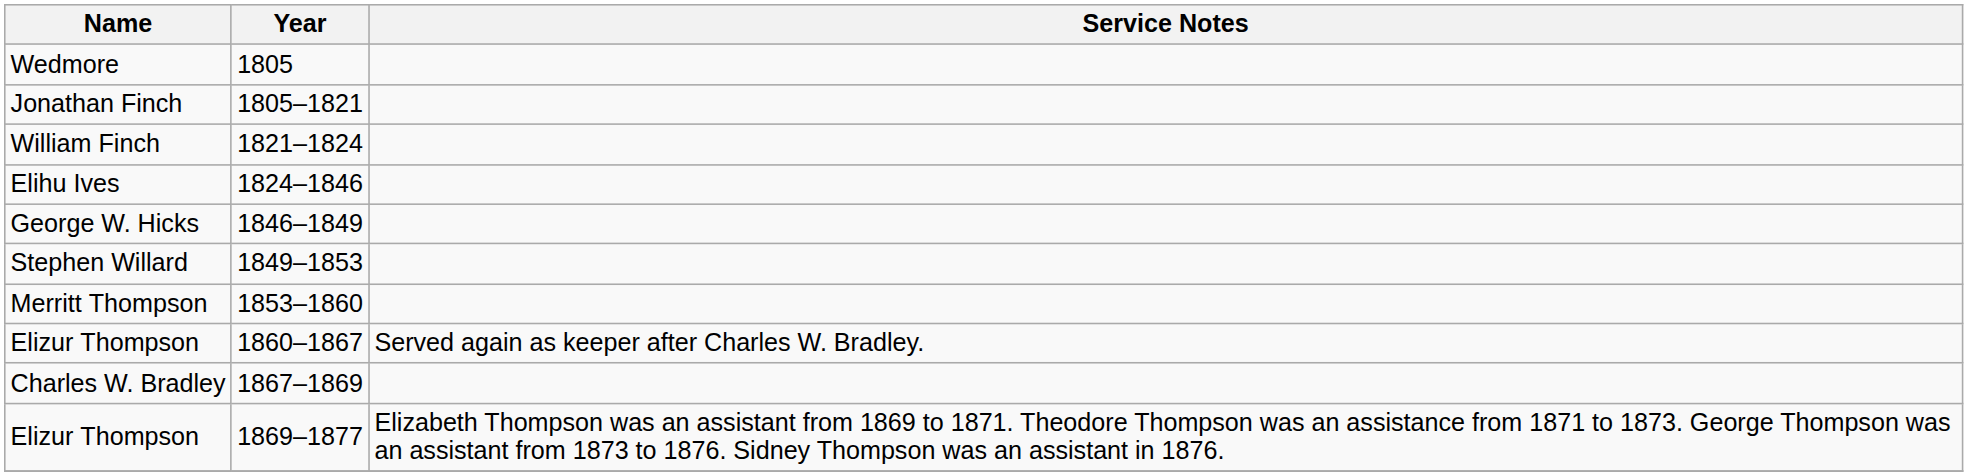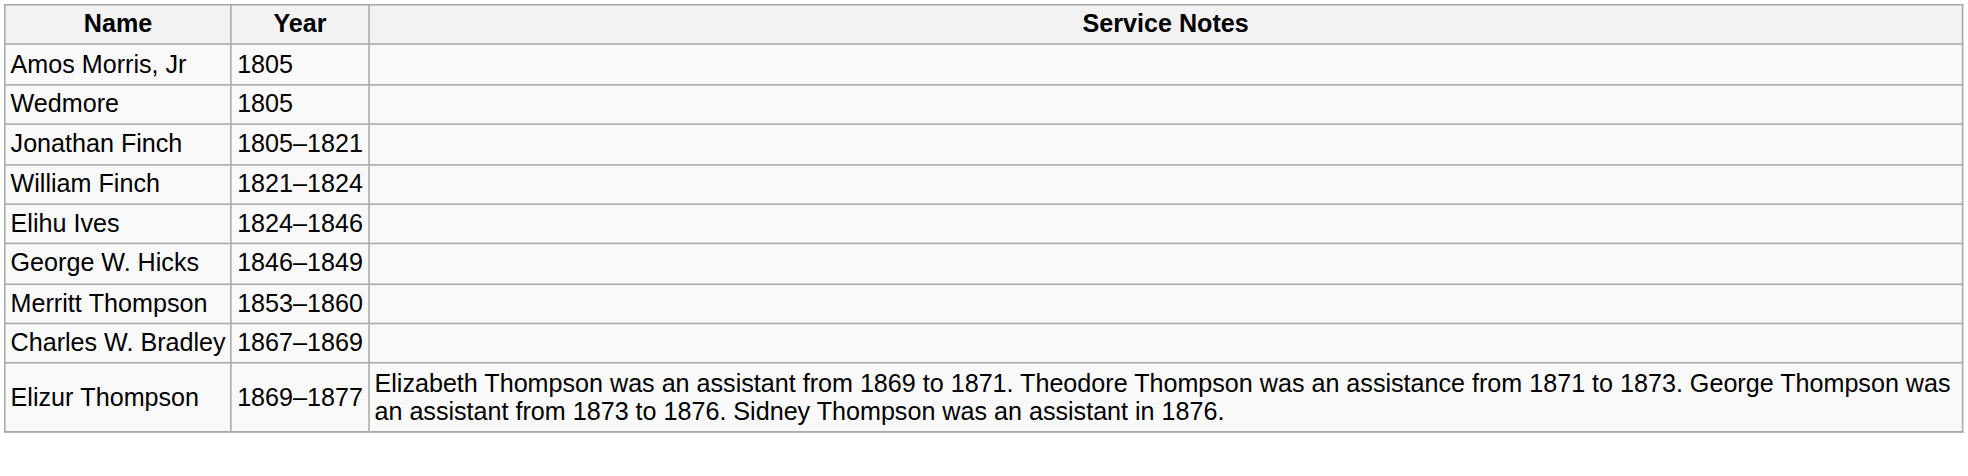+ row: (98, 64)
- row: (99, 263)
- row: (105, 343)
